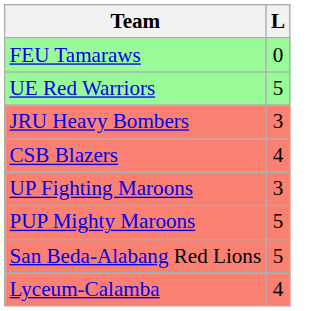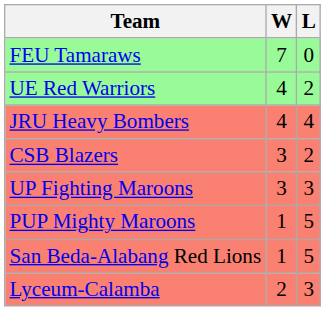+ column: (281, 21)
(278, 88) 5 -> (309, 88) 2
(278, 121) 3 -> (309, 121) 4
(278, 155) 4 -> (309, 155) 2
(278, 289) 4 -> (309, 289) 3
